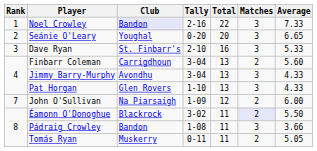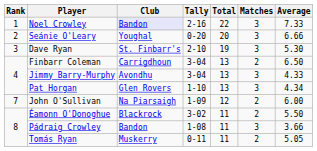(294, 37) 6.65 -> (294, 37) 6.66
(224, 50) 16 -> (224, 50) 19
(294, 50) 5.33 -> (294, 50) 5.30
(294, 62) 5.60 -> (294, 62) 6.50
(294, 88) 4.33 -> (294, 88) 4.34
(257, 114) lavender background -> (257, 114) no background
